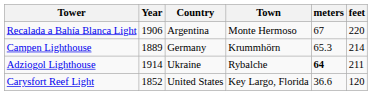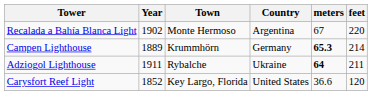columns swapped: (195, 13) <-> (269, 13)
(152, 30) 1906 -> (152, 30) 1902
(323, 47) normal -> (323, 47) bold
(152, 65) 1914 -> (152, 65) 1911
